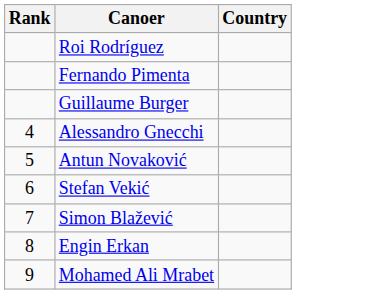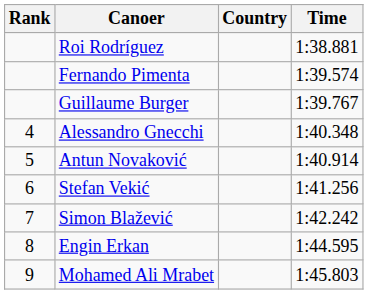+ column: (327, 18)
